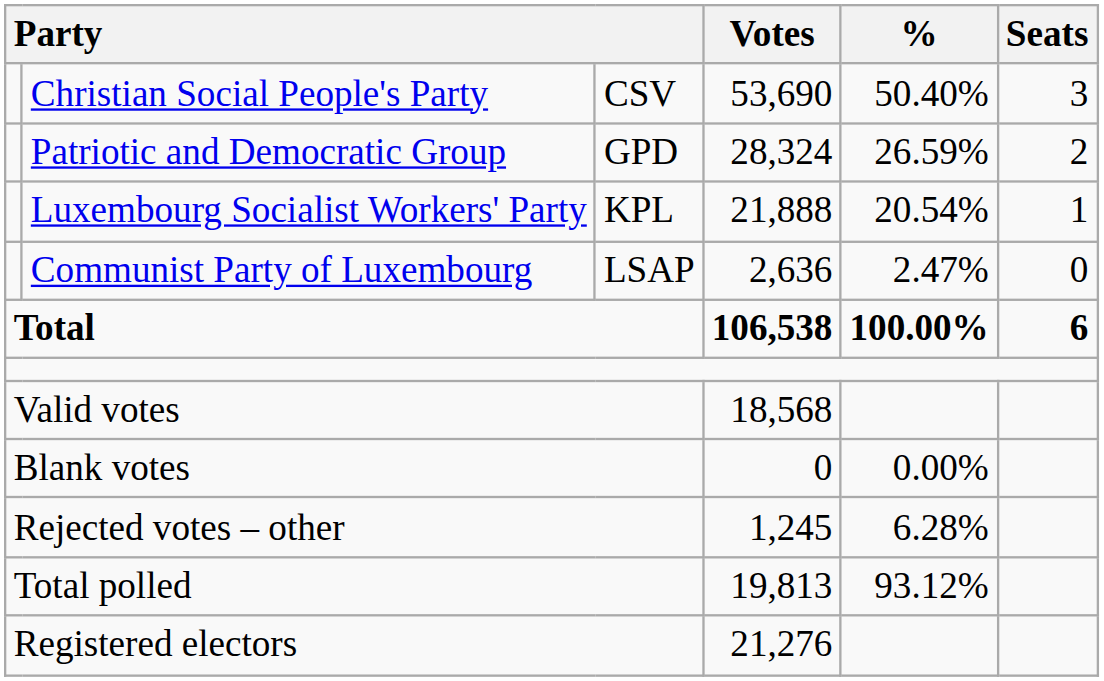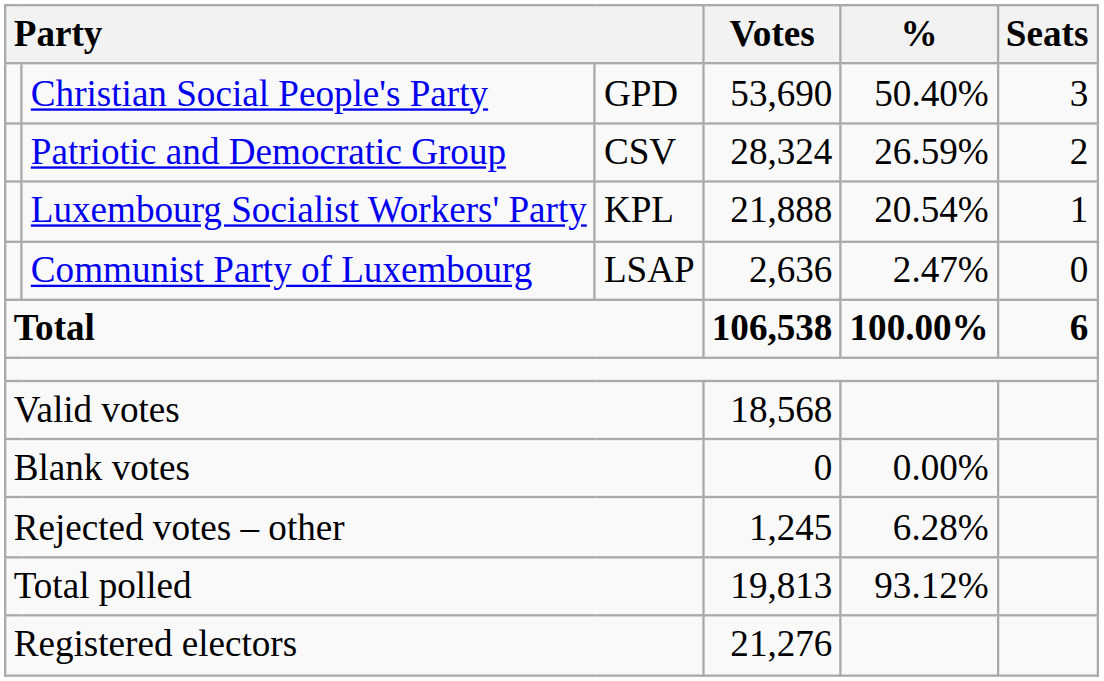(640, 92) CSV -> (641, 92) GPD
(641, 151) GPD -> (640, 151) CSV
